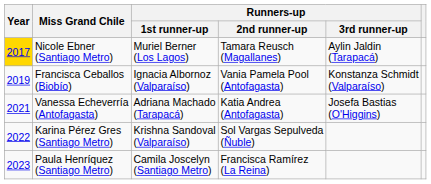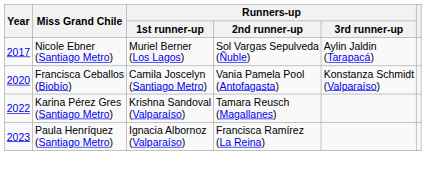(18, 52) gold background -> (18, 52) no background
(257, 52) Tamara Reusch (Magallanes) -> (267, 52) Sol Vargas Sepulveda (Ñuble)
(18, 80) 2019 -> (18, 80) 2020
(172, 80) Ignacia Albornoz (Valparaíso) -> (168, 80) Camila Joscelyn (Santiago Metro)
- row: (82, 109)
(272, 137) Sol Vargas Sepulveda (Ñuble) -> (253, 109) Tamara Reusch (Magallanes)
(172, 165) Camila Joscelyn (Santiago Metro) -> (168, 137) Ignacia Albornoz (Valparaíso)
